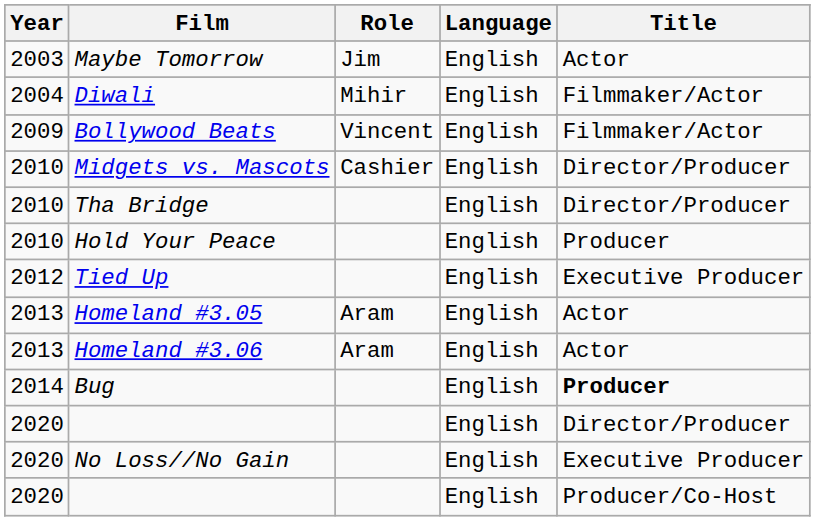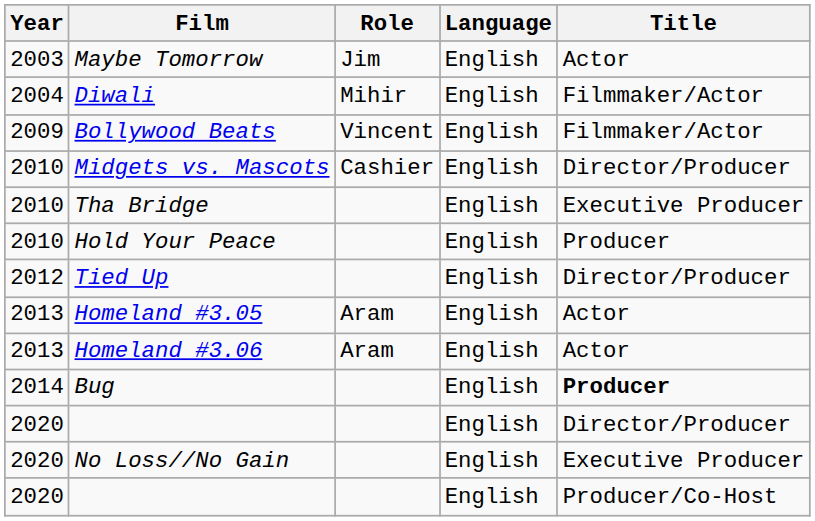(677, 205) Director/Producer -> (683, 205) Executive Producer
(683, 278) Executive Producer -> (677, 278) Director/Producer
